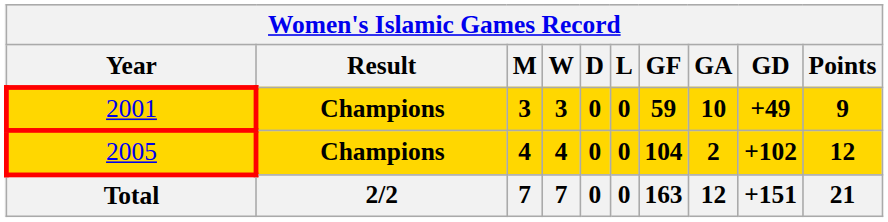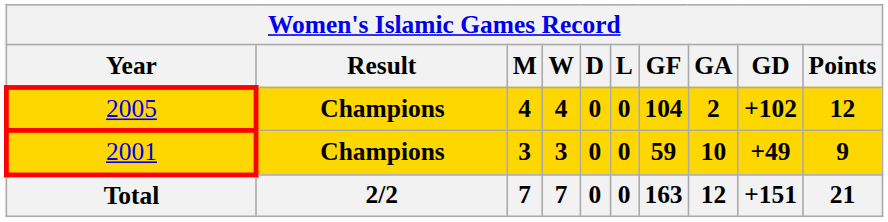rows swapped: (131, 108) <-> (131, 152)
